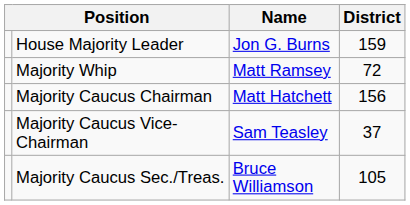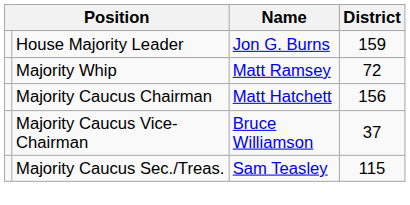(280, 132) Sam Teasley -> (273, 132) Bruce Williamson
(273, 177) Bruce Williamson -> (280, 168) Sam Teasley
(372, 177) 105 -> (372, 168) 115
